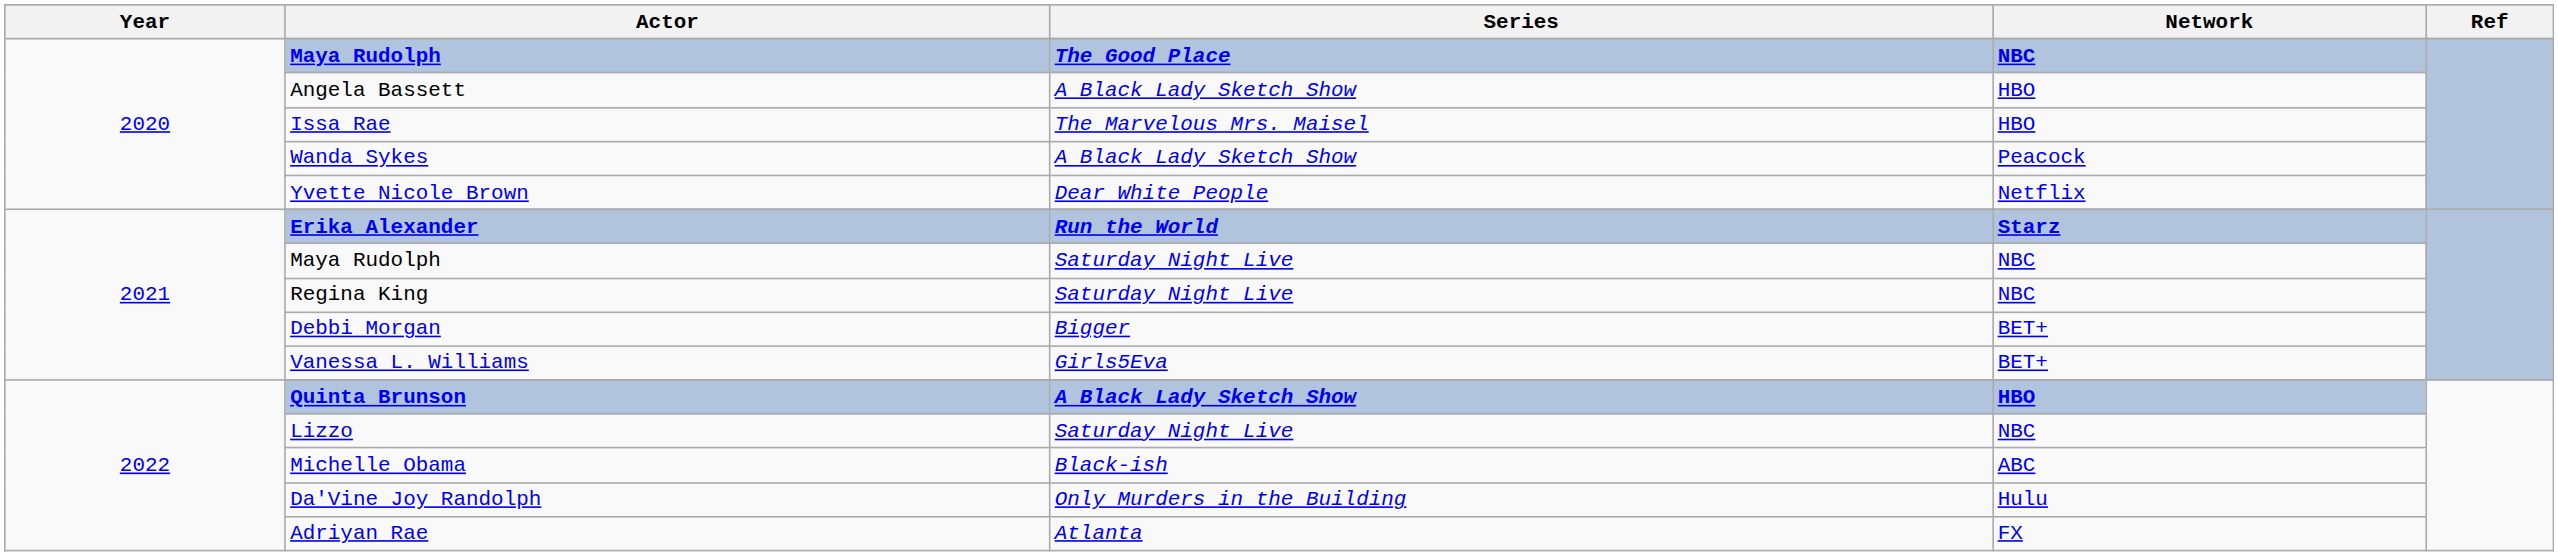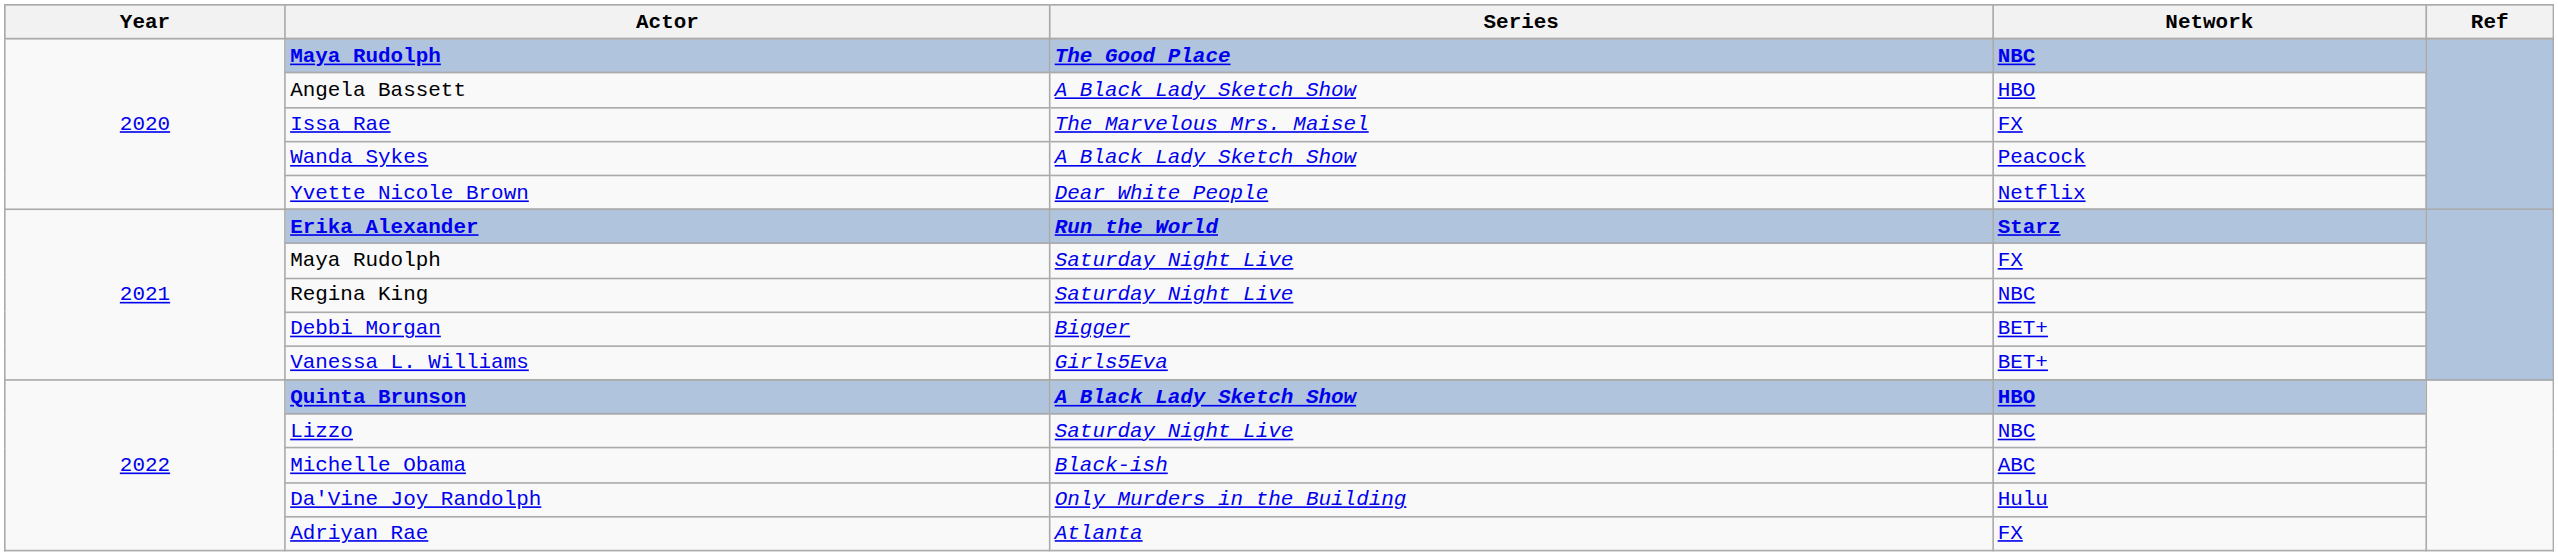(2017, 124) HBO -> (2010, 124) FX
(2017, 261) NBC -> (2010, 261) FX
